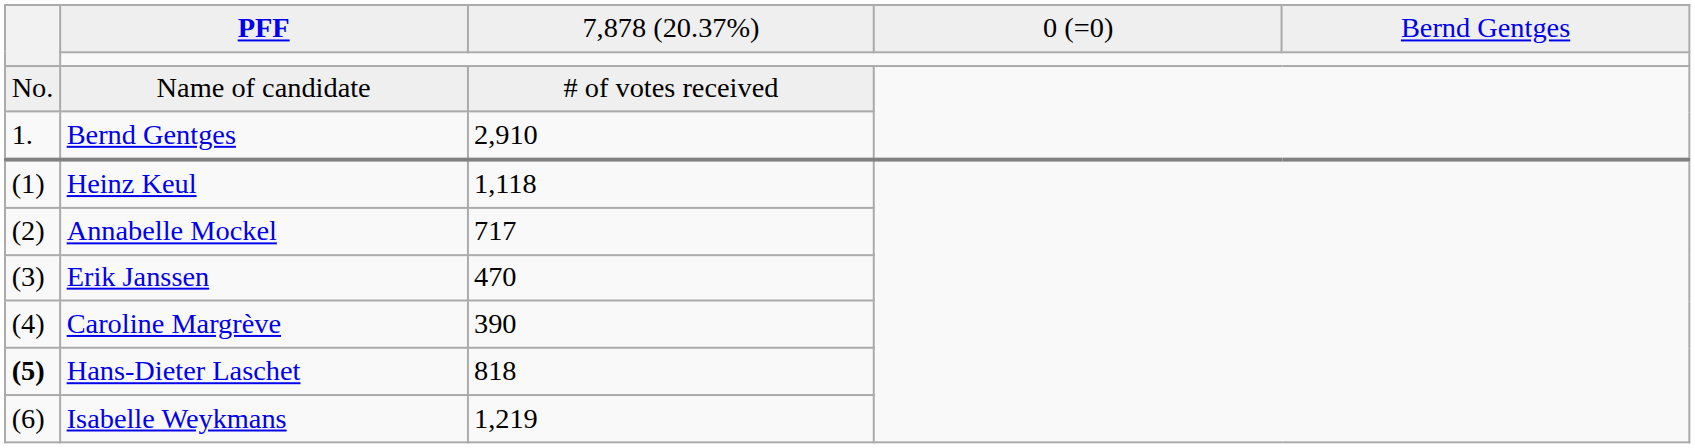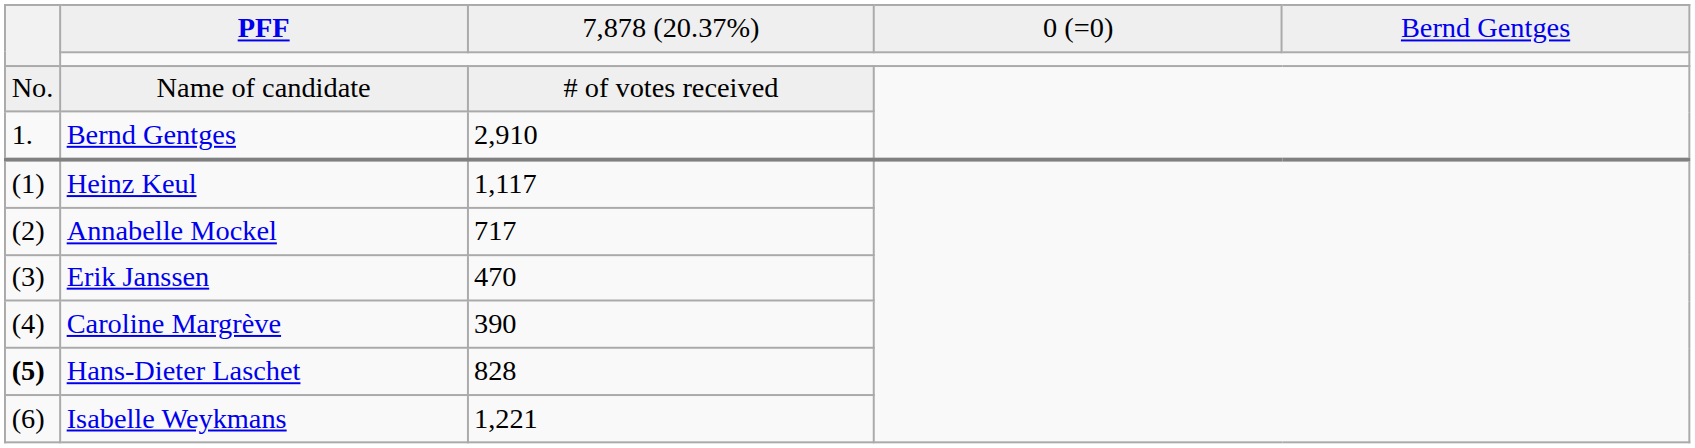(505, 183) 1,118 -> (505, 183) 1,117
(495, 371) 818 -> (495, 371) 828
(506, 417) 1,219 -> (506, 417) 1,221
